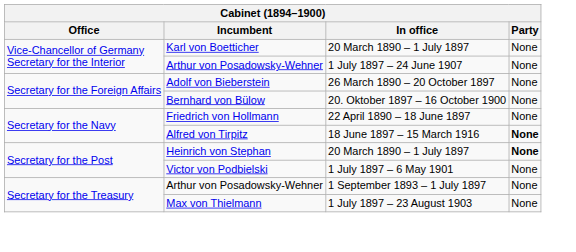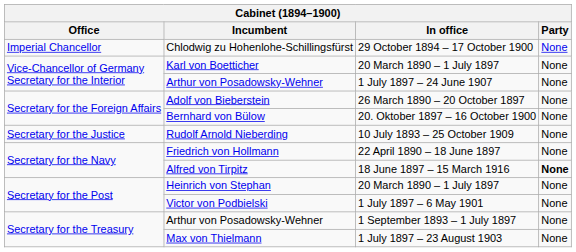+ row: (260, 48)
+ row: (227, 134)
(525, 152) bold -> (554, 186) normal
